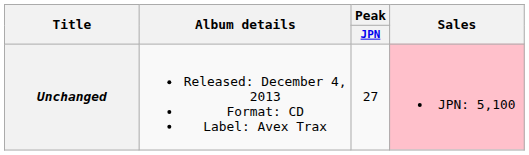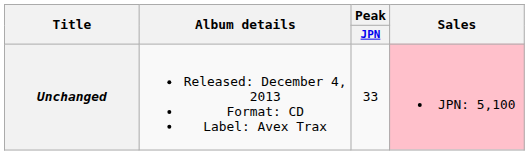(370, 97) 27 -> (370, 97) 33
